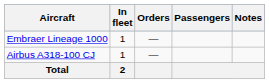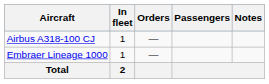rows swapped: (51, 54) <-> (57, 39)
